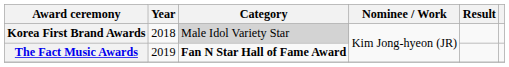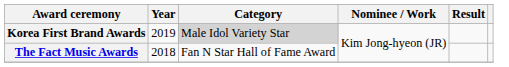(163, 33) 2018 -> (163, 33) 2019
(163, 52) 2019 -> (163, 52) 2018
(264, 52) bold -> (258, 52) normal
